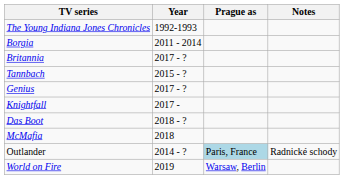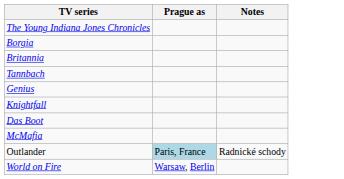- column: (178, 12)
